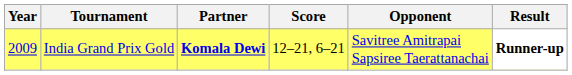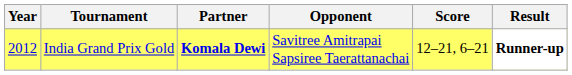columns swapped: (420, 16) <-> (309, 16)
(22, 49) 2009 -> (22, 49) 2012
